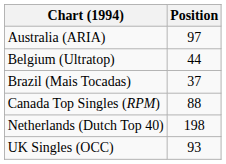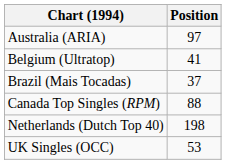(194, 59) 44 -> (194, 59) 41
(194, 147) 93 -> (194, 147) 53
